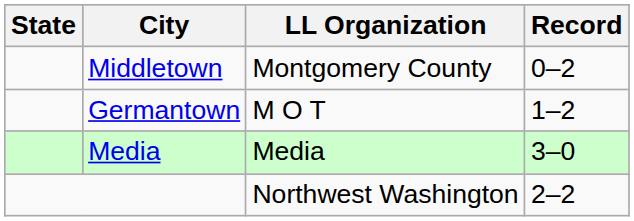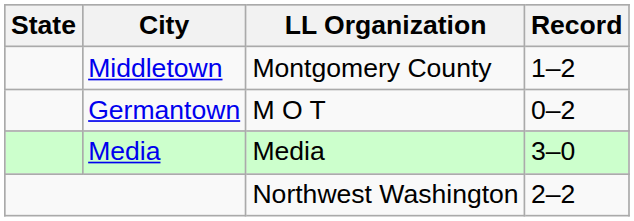(553, 67) 0–2 -> (553, 67) 1–2
(553, 109) 1–2 -> (553, 109) 0–2
